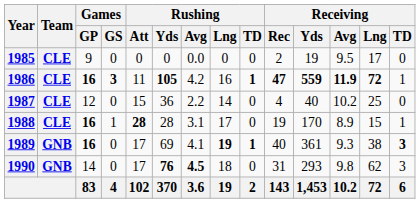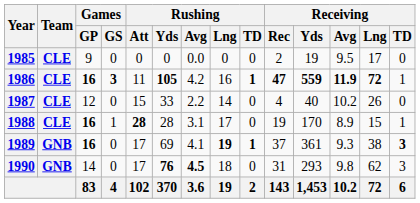(167, 101) 36 -> (167, 101) 33
(375, 101) 25 -> (375, 101) 26
(279, 144) 40 -> (279, 144) 37
